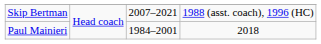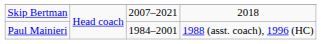(248, 13) 1988 (asst. coach), 1996 (HC) -> (248, 13) 2018
(248, 30) 2018 -> (248, 30) 1988 (asst. coach), 1996 (HC)
